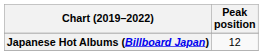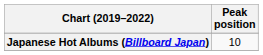(235, 42) 12 -> (235, 42) 10
